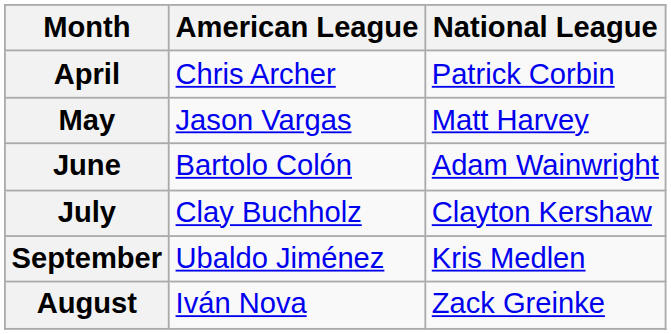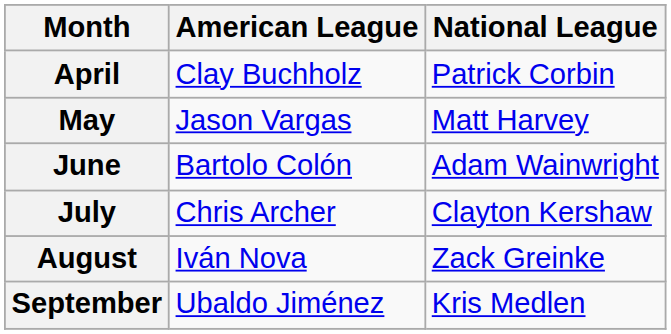(256, 73) Chris Archer -> (269, 73) Clay Buchholz
(269, 212) Clay Buchholz -> (256, 212) Chris Archer
rows swapped: (87, 304) <-> (87, 258)
